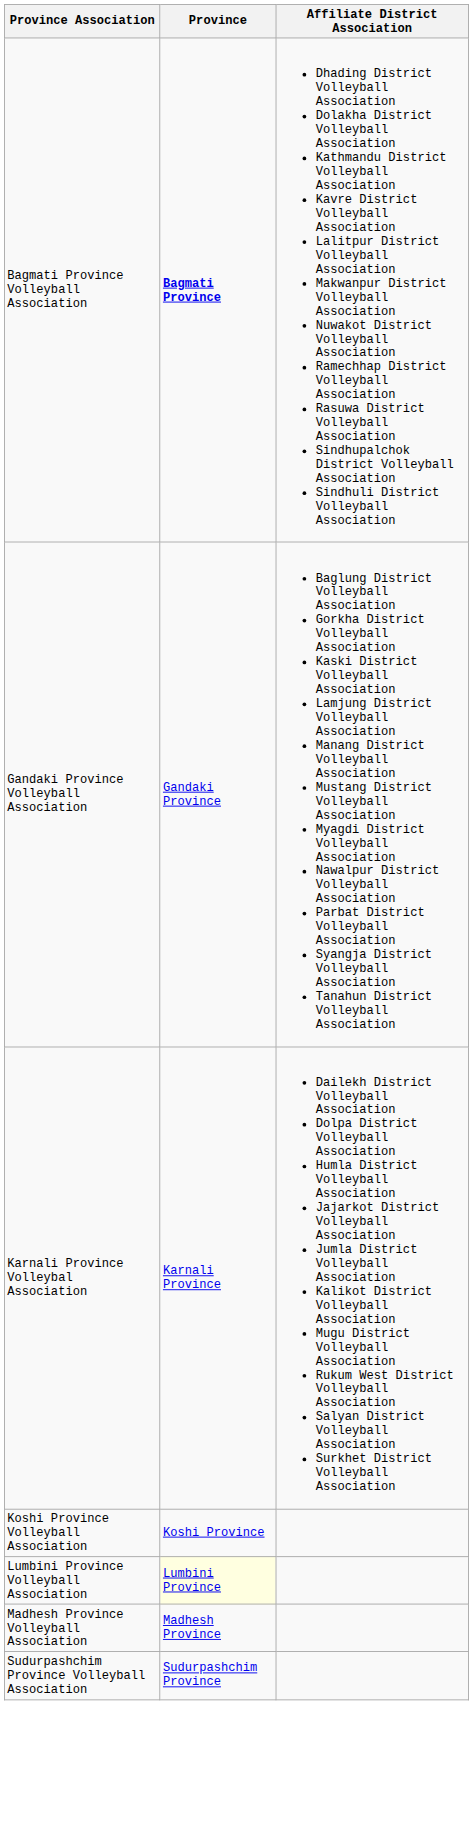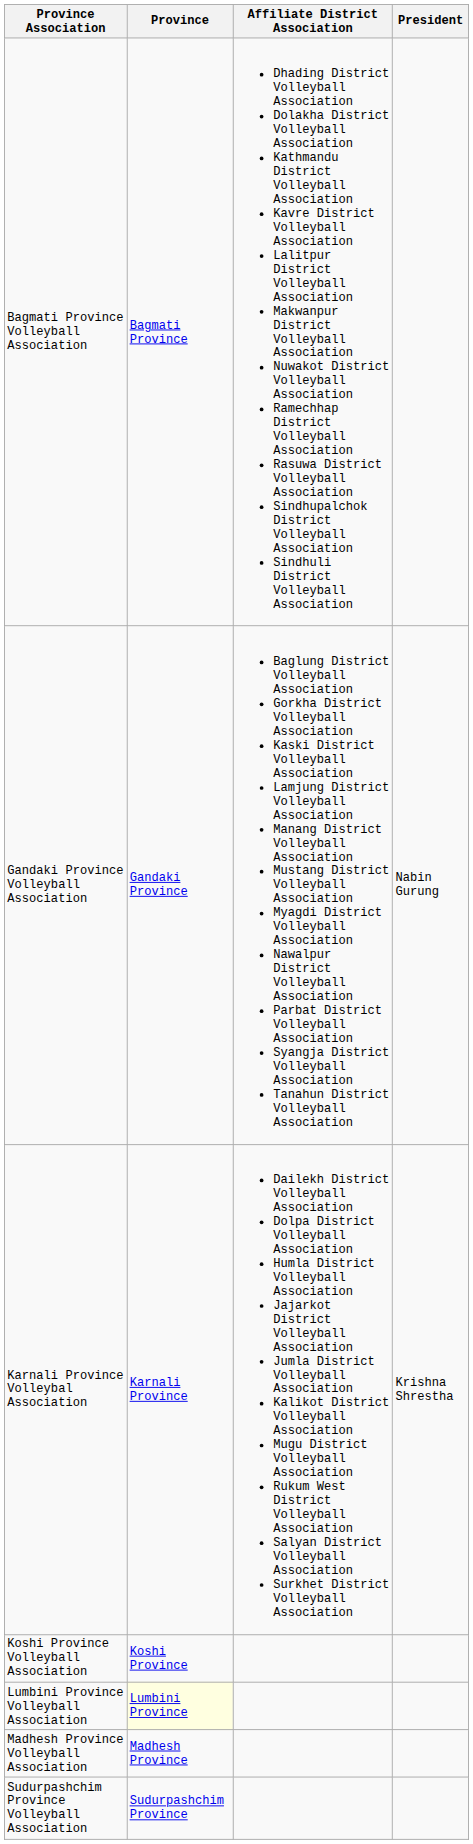+ column: (431, 21)
(192, 290) bold -> (159, 332) normal
